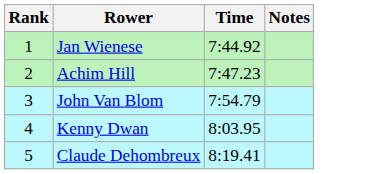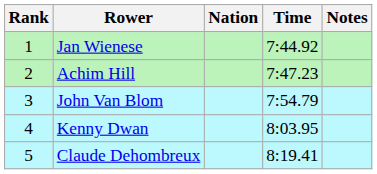+ column: (233, 18)
